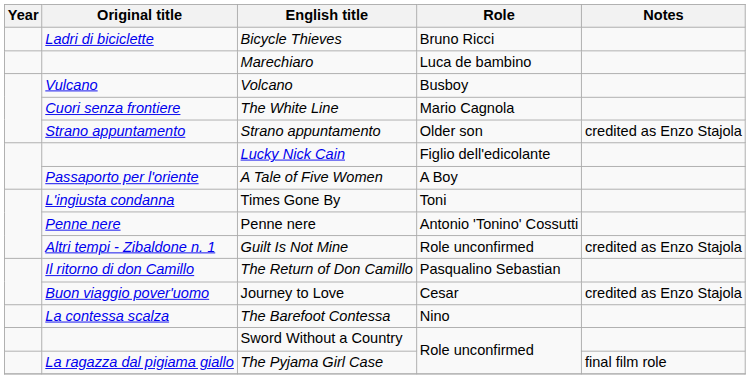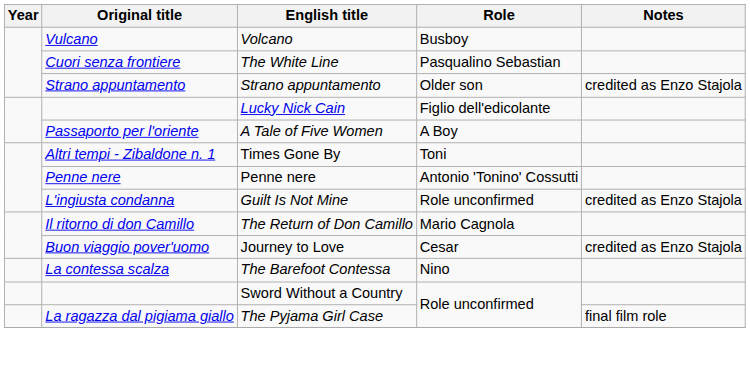- row: (291, 39)
- row: (277, 62)
(467, 108) Mario Cagnola -> (490, 62) Pasqualino Sebastian
(110, 200) L'ingiusta condanna -> (130, 154) Altri tempi - Zibaldone n. 1
(130, 246) Altri tempi - Zibaldone n. 1 -> (110, 200) L'ingiusta condanna
(490, 270) Pasqualino Sebastian -> (467, 223) Mario Cagnola
